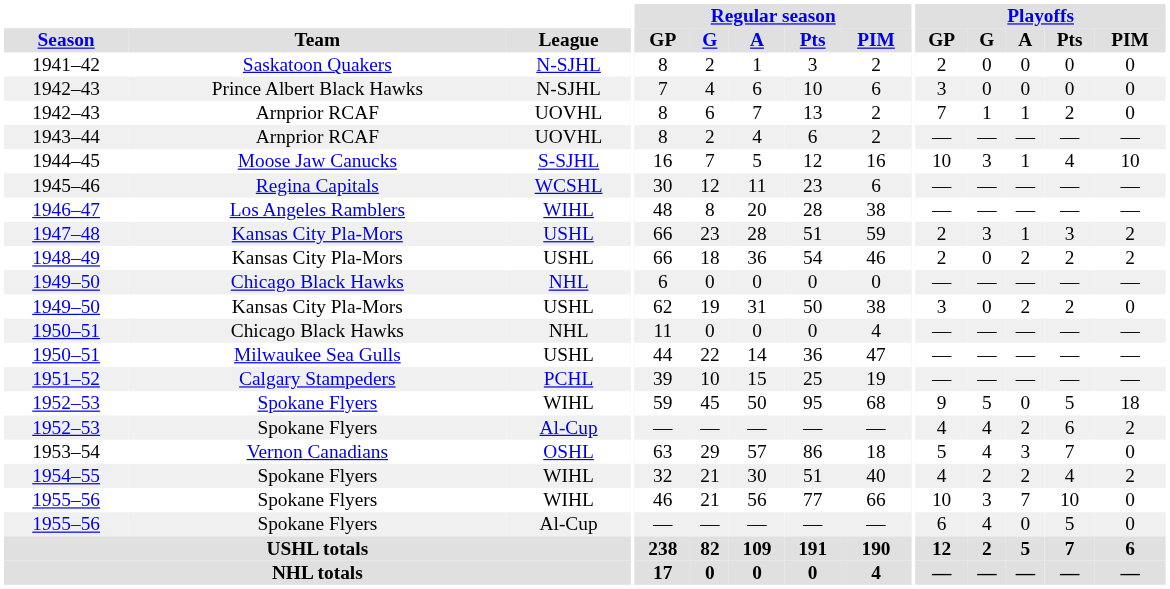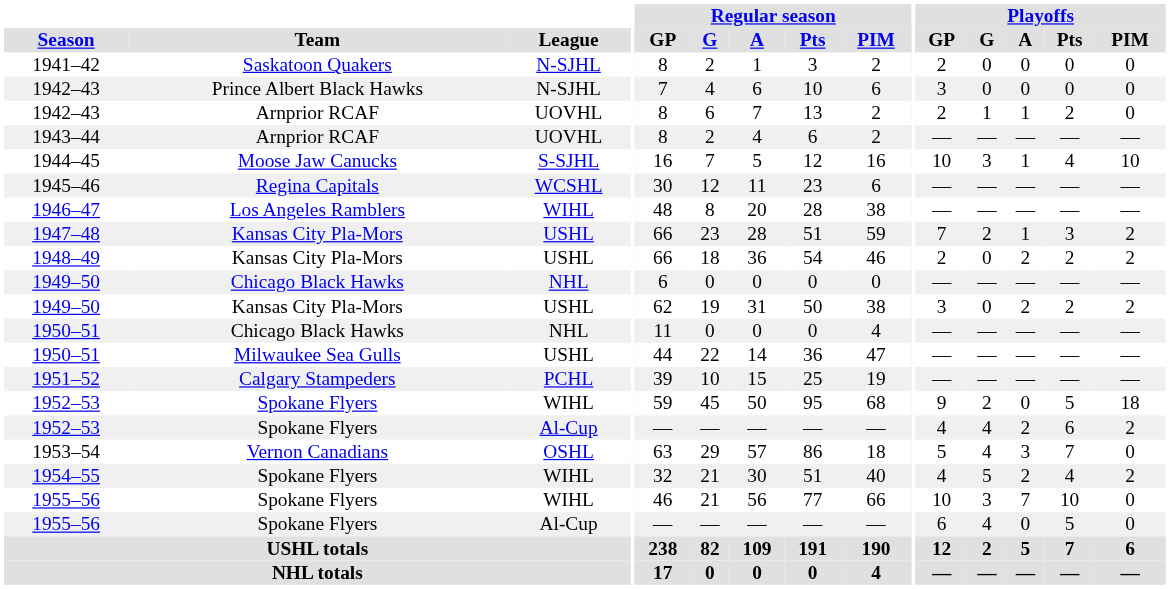(942, 112) 7 -> (942, 112) 2
(942, 233) 2 -> (942, 233) 7
(987, 233) 3 -> (987, 233) 2
(1130, 306) 0 -> (1130, 306) 2
(987, 403) 5 -> (987, 403) 2
(987, 475) 2 -> (987, 475) 5
